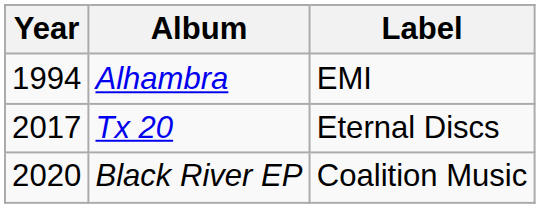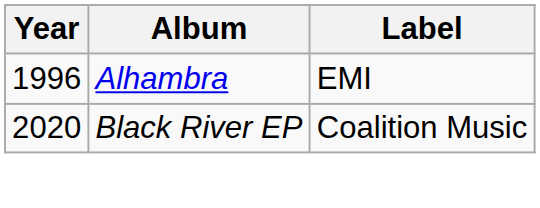(47, 78) 1994 -> (47, 78) 1996
- row: (134, 127)
